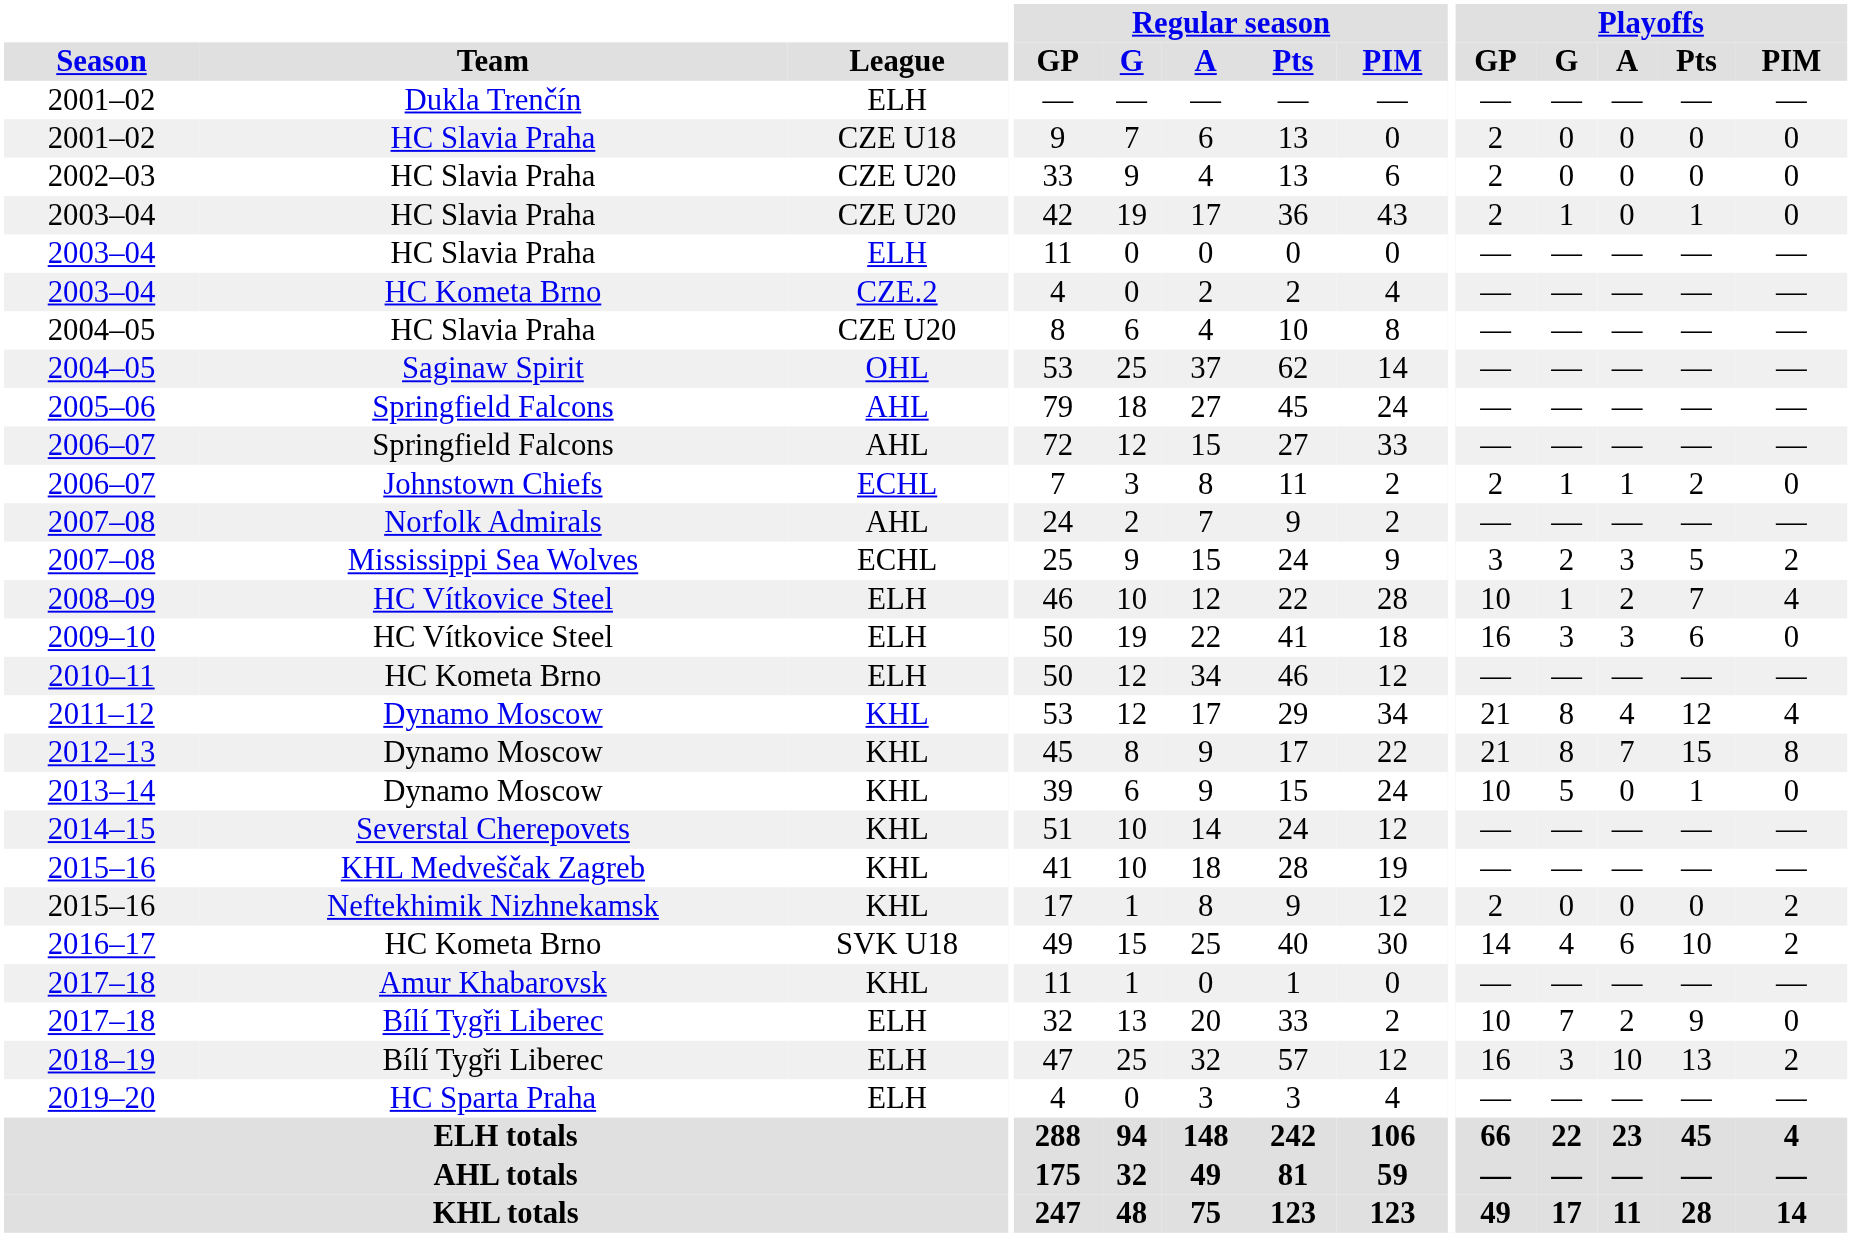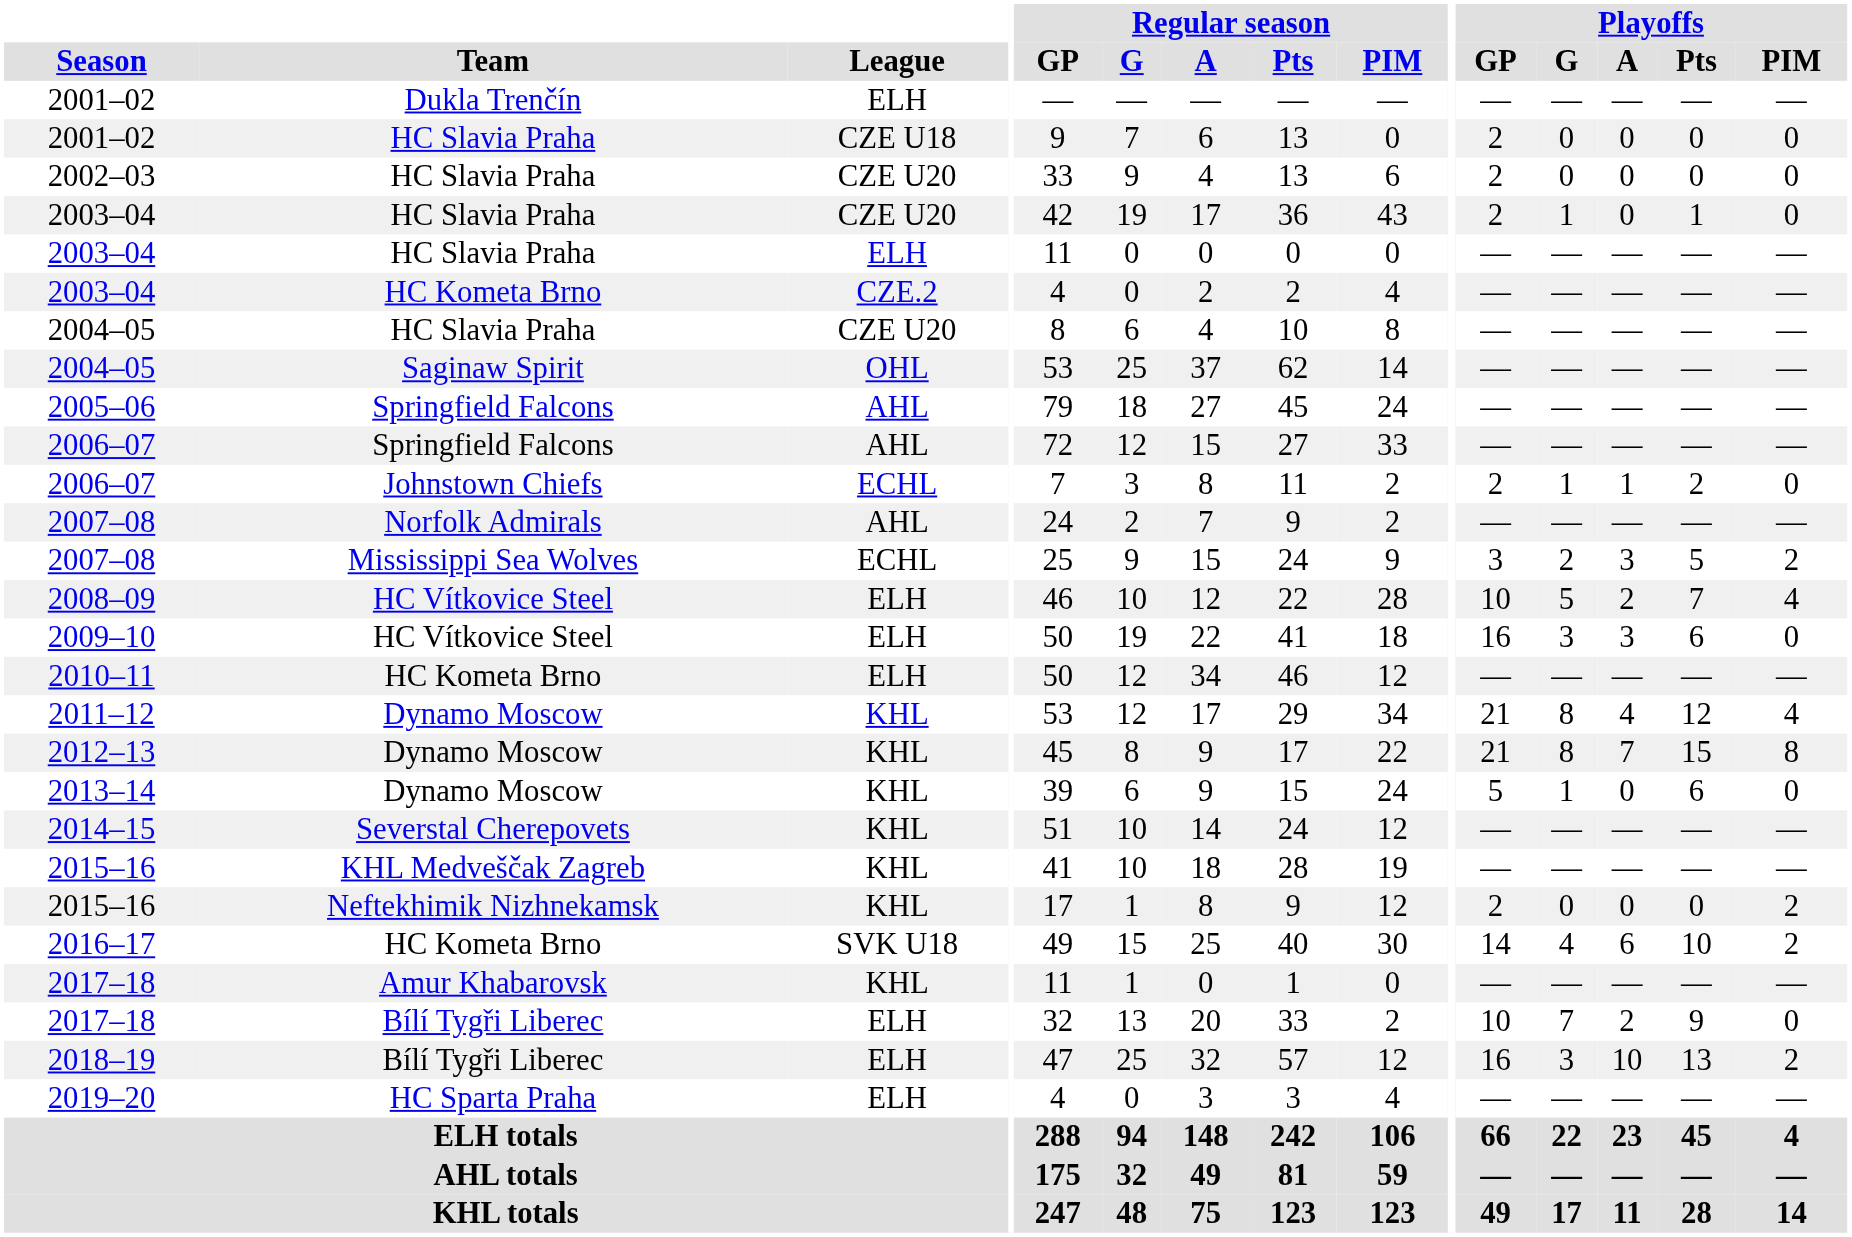(1566, 598) 1 -> (1566, 598) 5
(1496, 790) 10 -> (1496, 790) 5
(1566, 790) 5 -> (1566, 790) 1
(1696, 790) 1 -> (1696, 790) 6
